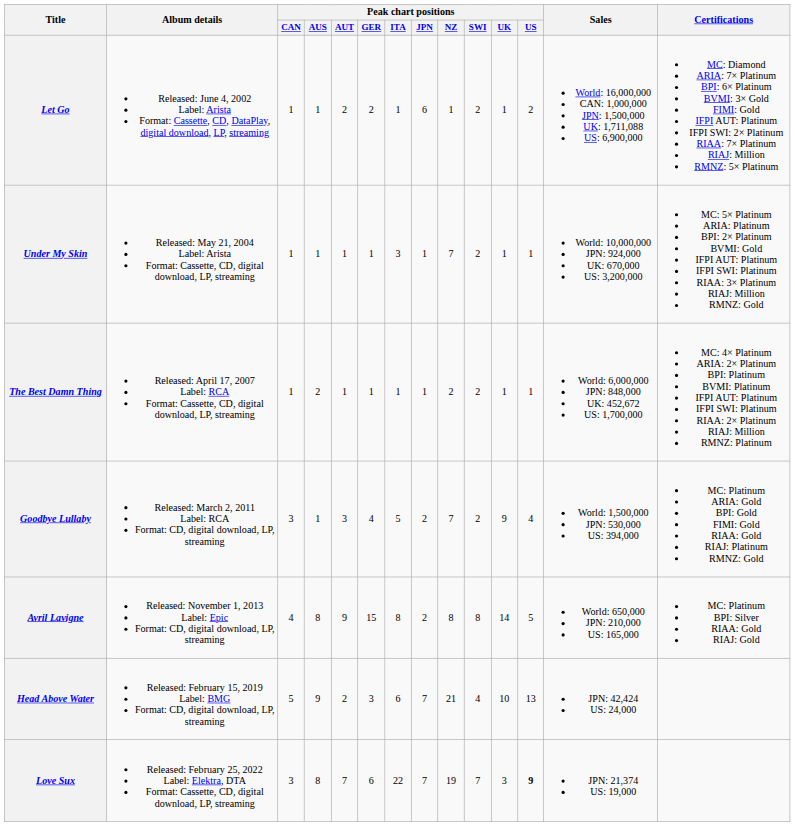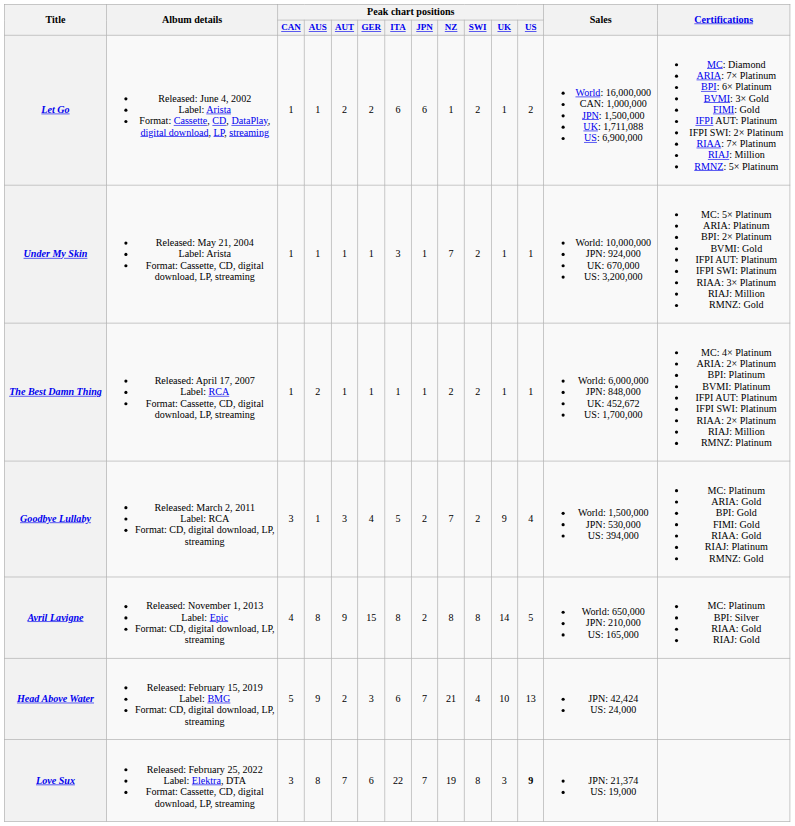(398, 110) 1 -> (398, 110) 6
(478, 780) 7 -> (478, 780) 8
